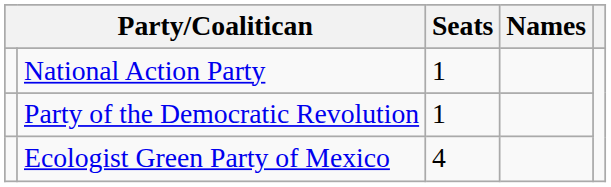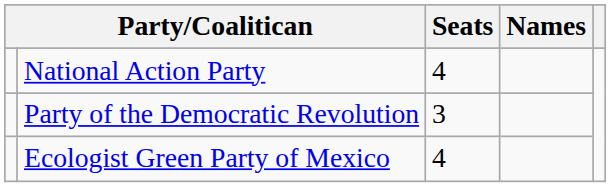(439, 70) 1 -> (439, 70) 4
(439, 114) 1 -> (439, 114) 3
